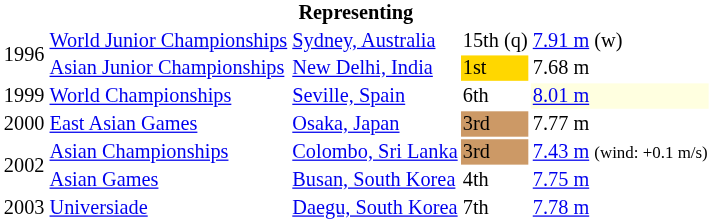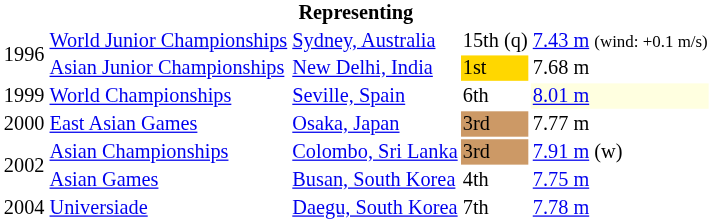(578, 40) 7.91 m (w) -> (620, 40) 7.43 m (wind: +0.1 m/s)
(620, 151) 7.43 m (wind: +0.1 m/s) -> (578, 151) 7.91 m (w)
(24, 207) 2003 -> (24, 207) 2004
